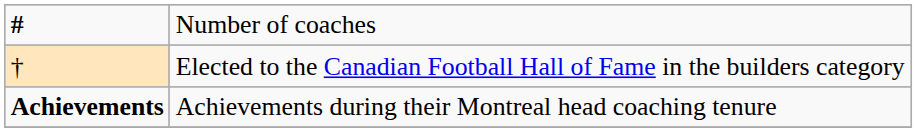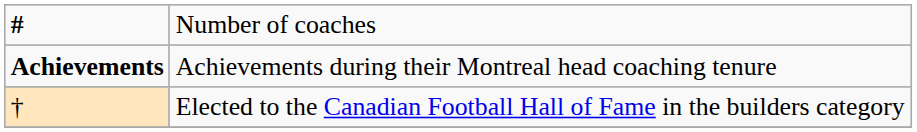rows swapped: (20, 65) <-> (87, 106)
